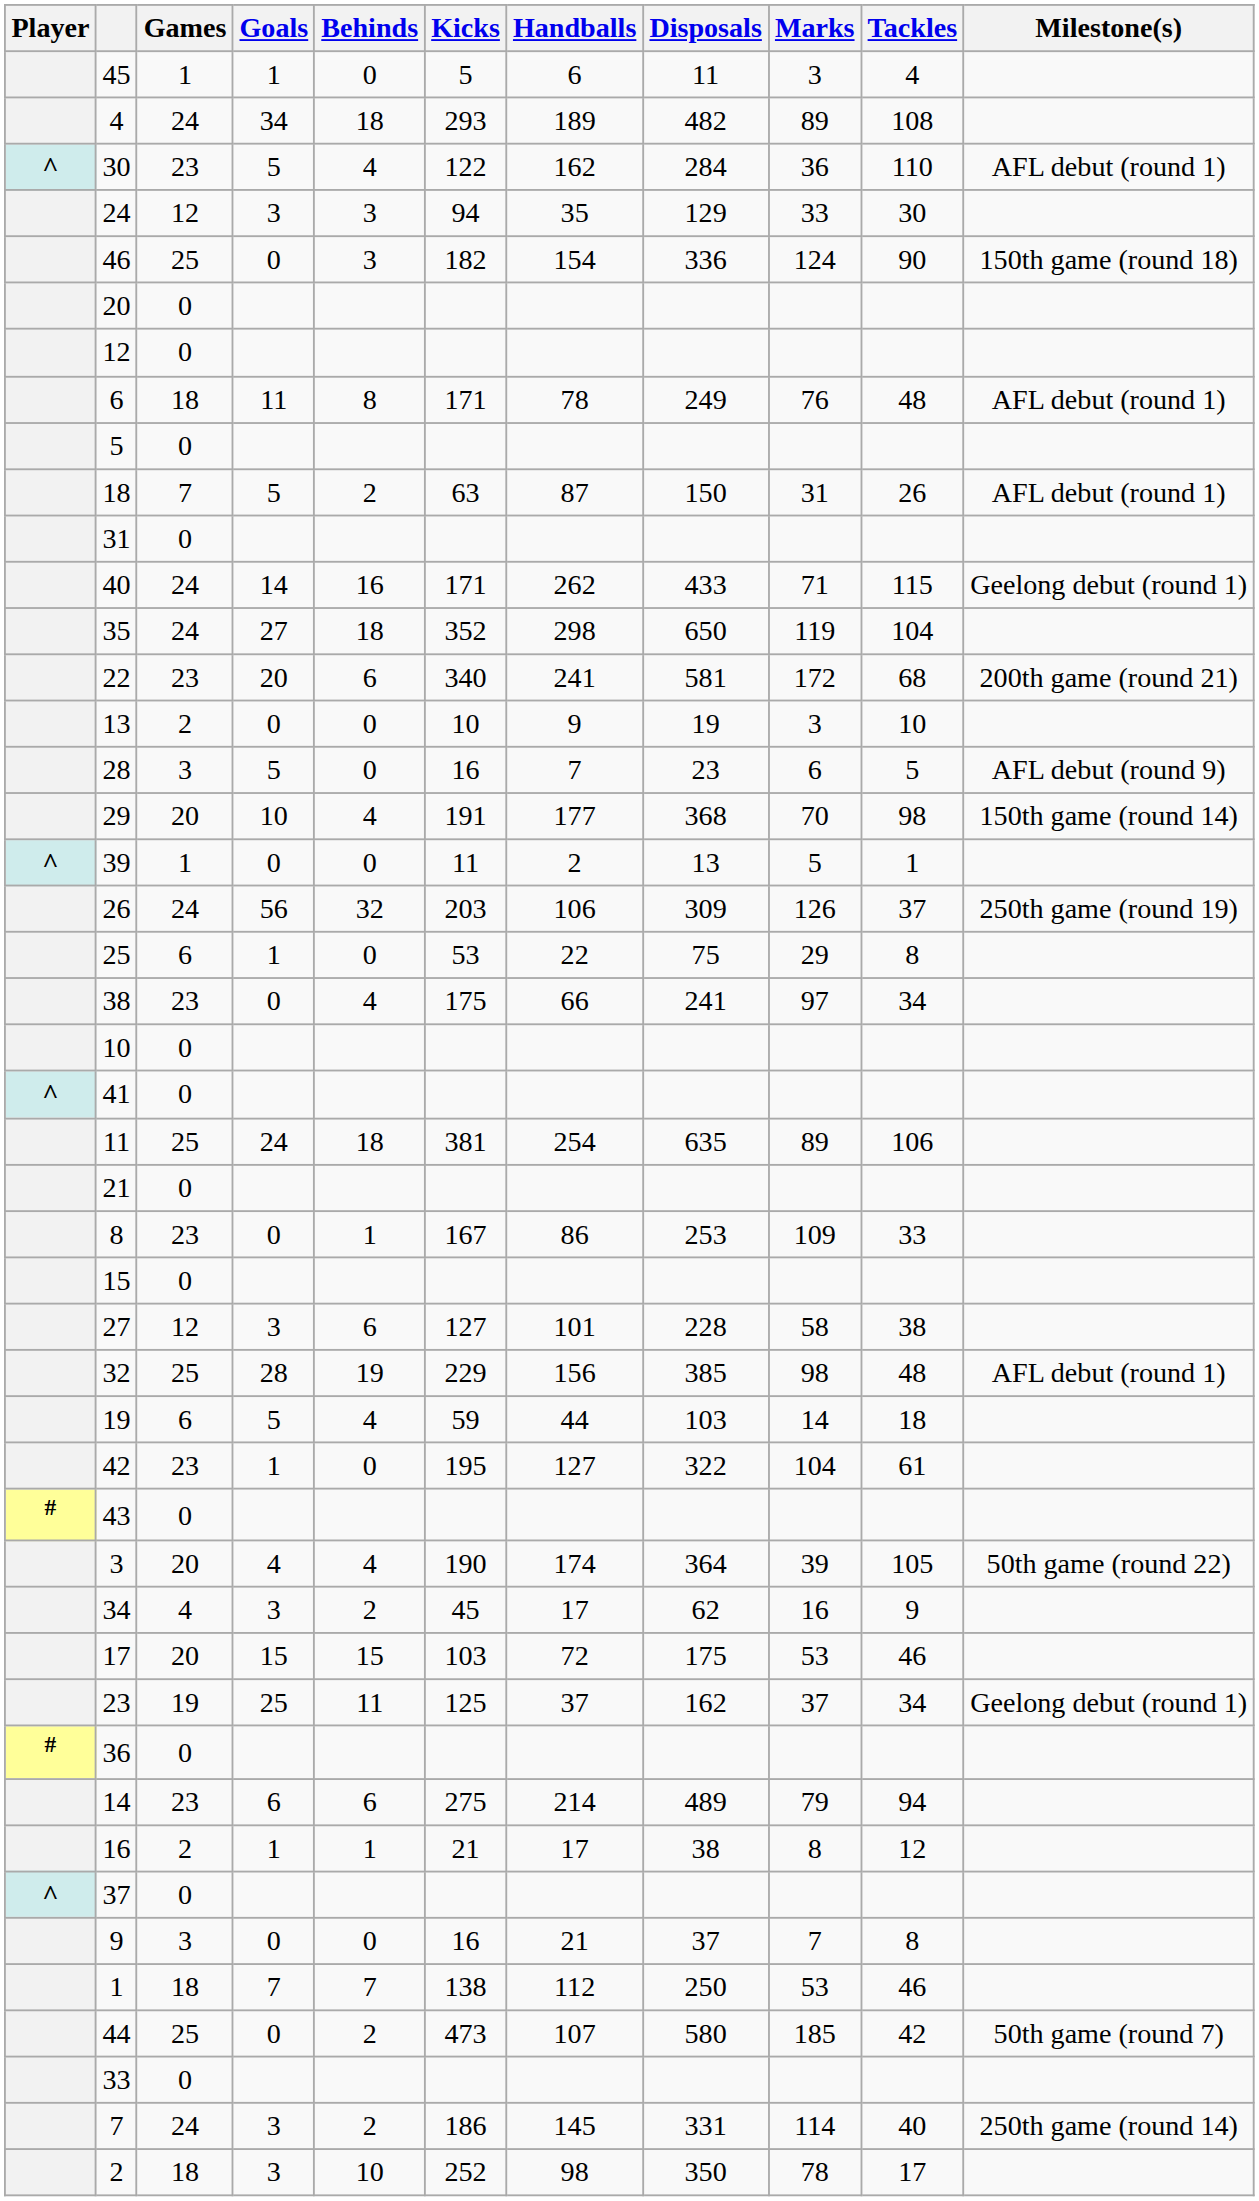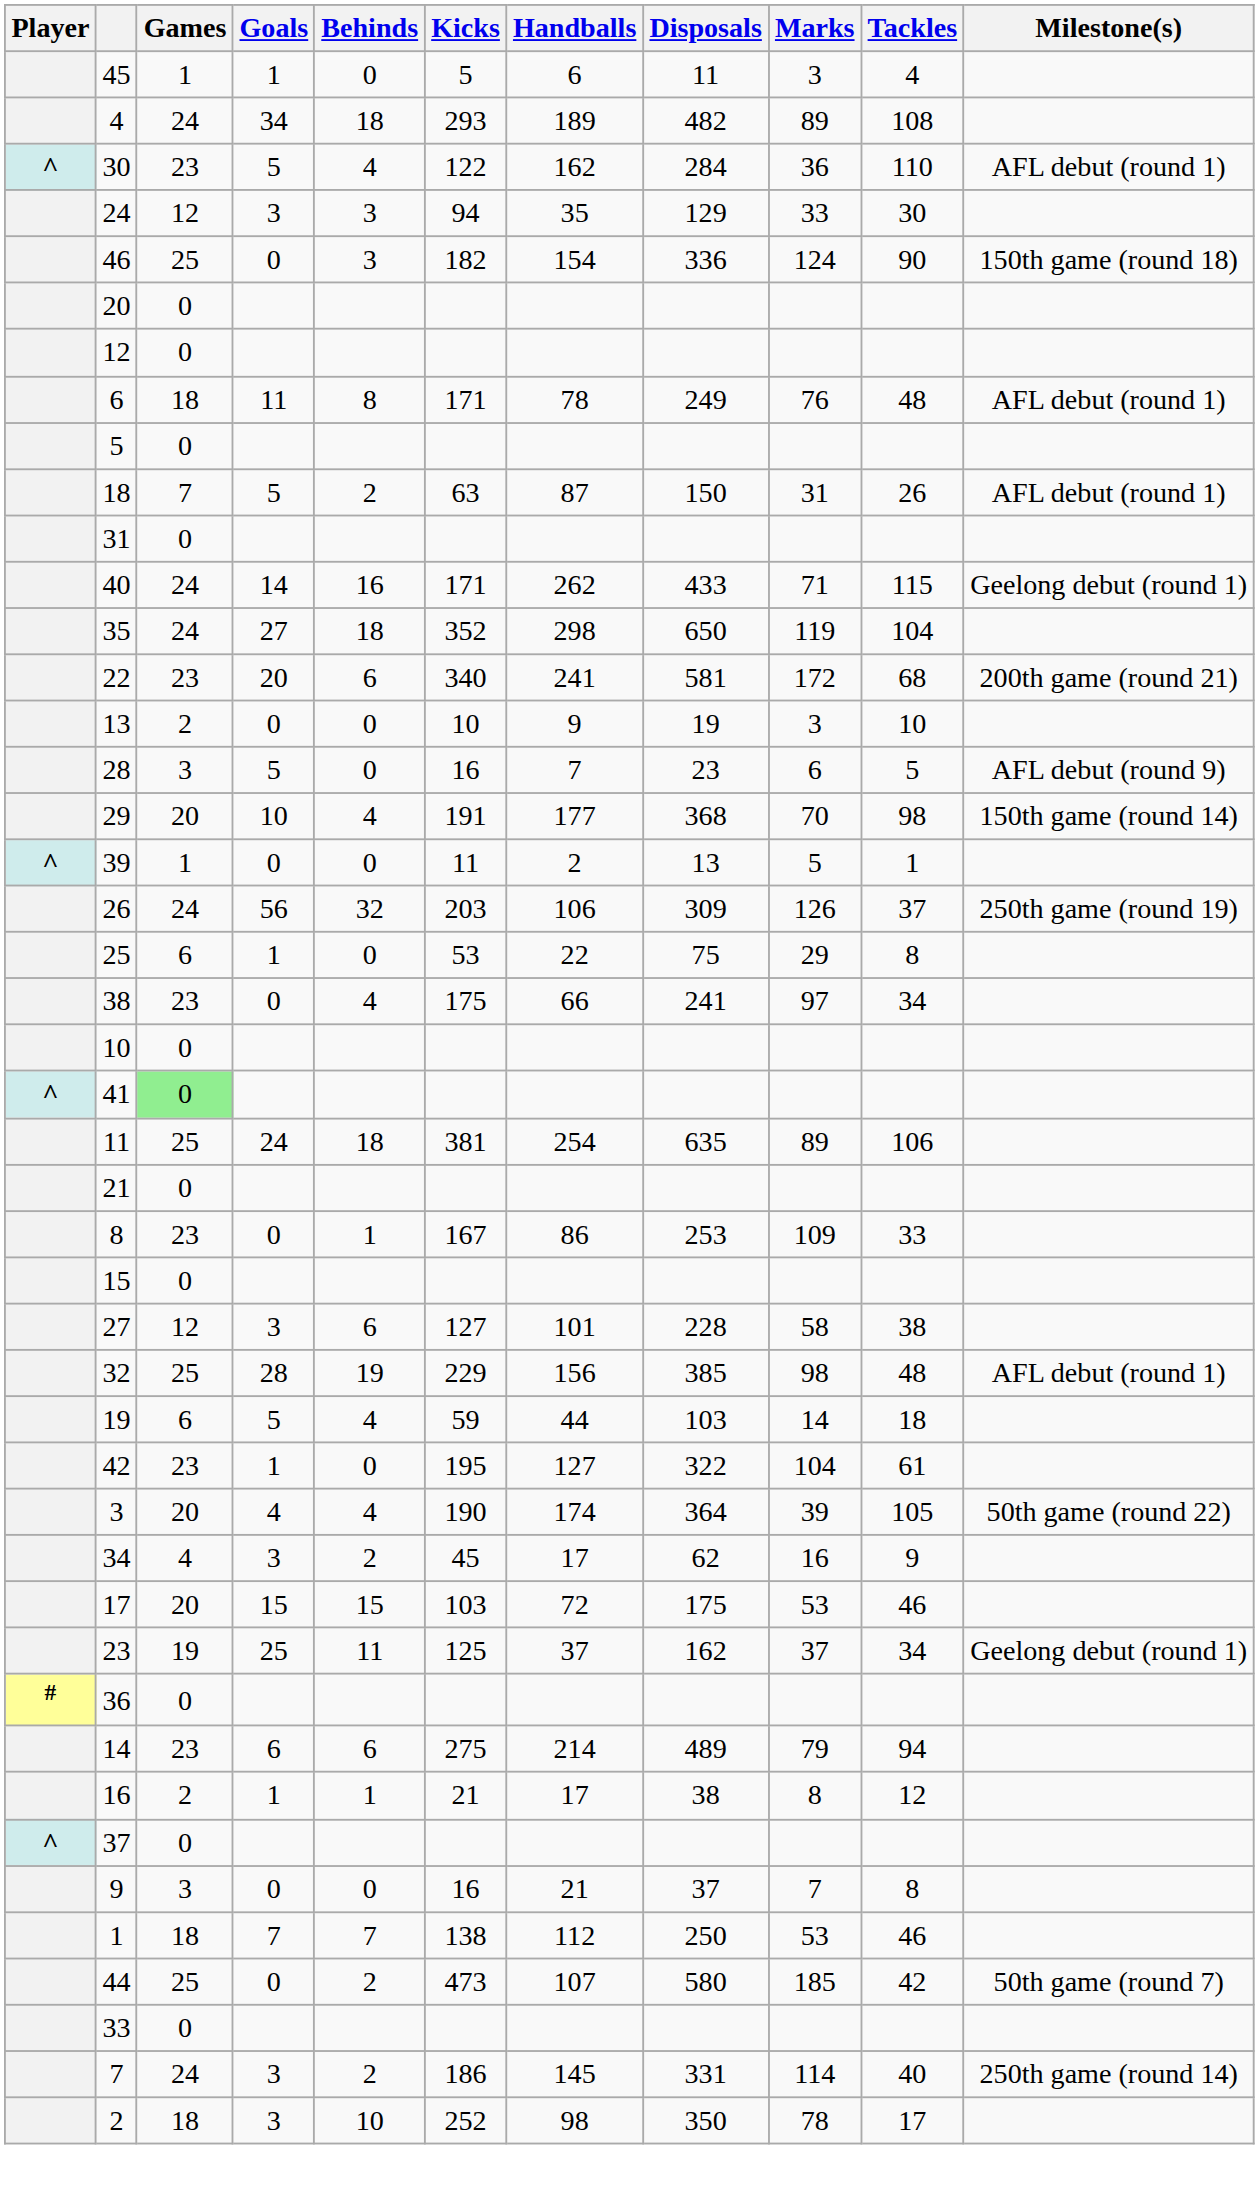(185, 1094) no background -> (185, 1094) lightgreen background
- row: (117, 1514)
